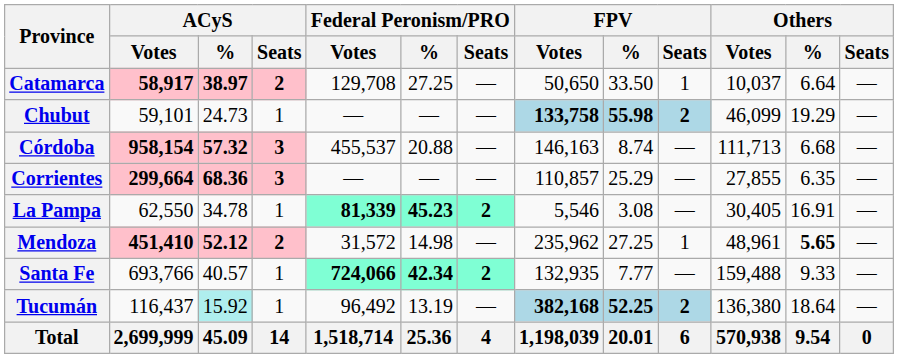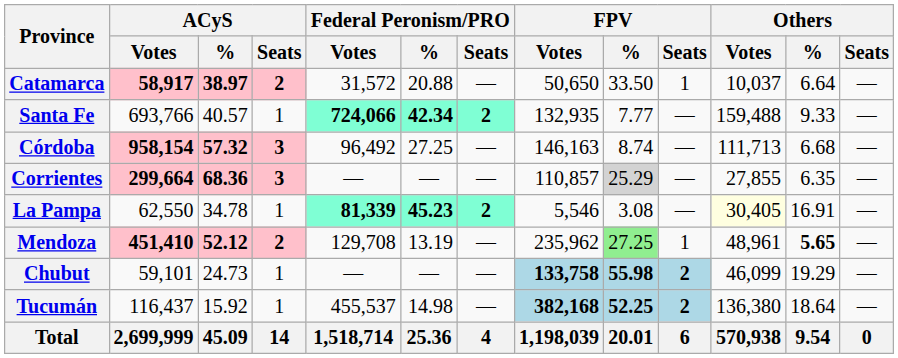(363, 83) 129,708 -> (368, 83) 31,572
(431, 83) 27.25 -> (431, 83) 20.88
rows swapped: (57, 115) <-> (57, 274)
(363, 147) 455,537 -> (368, 147) 96,492
(431, 147) 20.88 -> (431, 147) 27.25
(631, 178) no background -> (631, 178) lightgrey background
(754, 210) no background -> (754, 210) lightyellow background
(368, 242) 31,572 -> (363, 242) 129,708
(431, 242) 14.98 -> (431, 242) 13.19
(631, 242) no background -> (631, 242) lightgreen background
(225, 305) paleturquoise background -> (225, 305) no background
(368, 305) 96,492 -> (363, 305) 455,537
(431, 305) 13.19 -> (431, 305) 14.98
